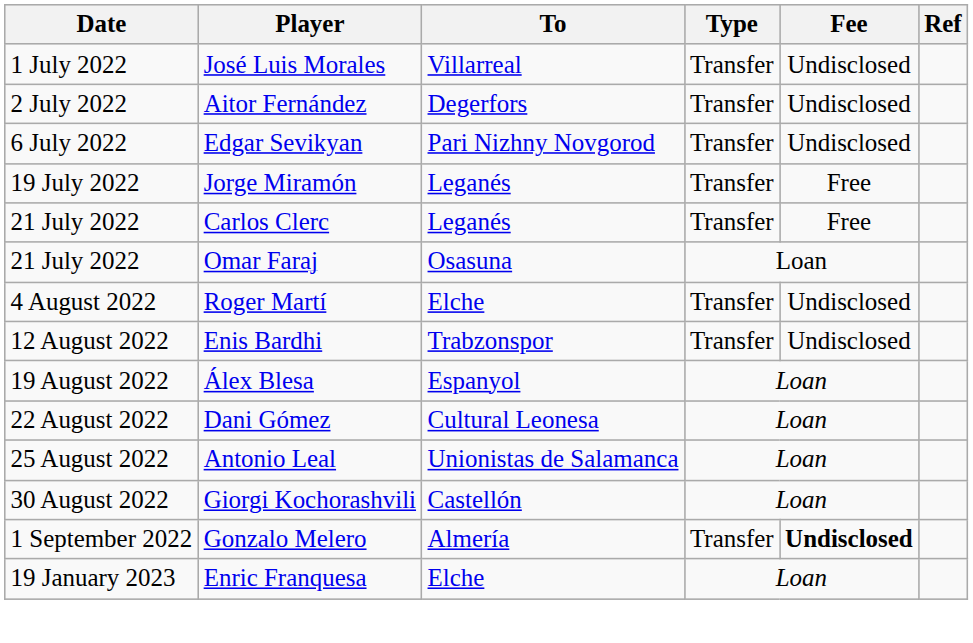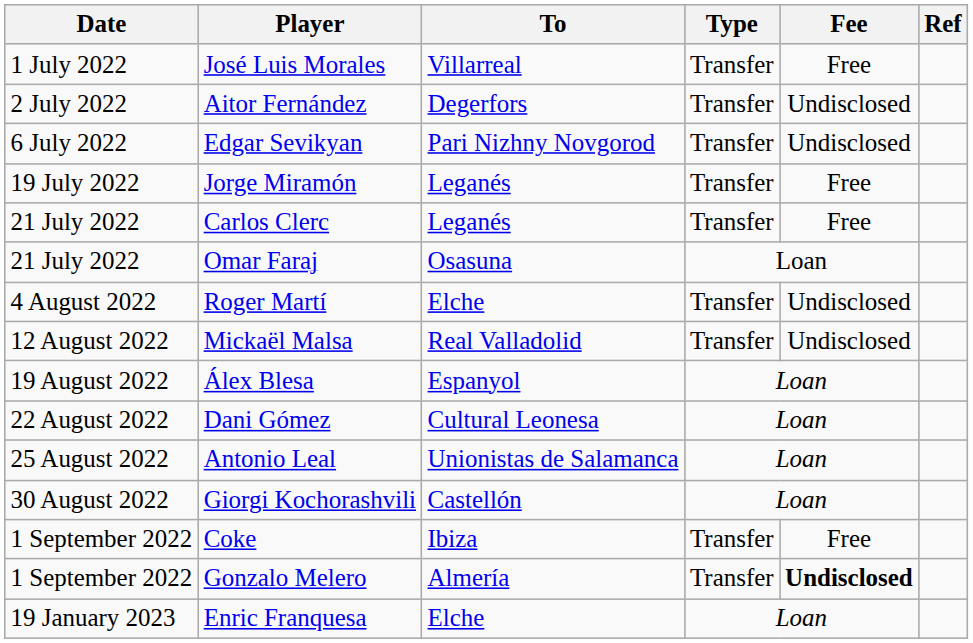(849, 63) Undisclosed -> (849, 63) Free
- row: (263, 340)
+ row: (278, 340)
+ row: (230, 538)
